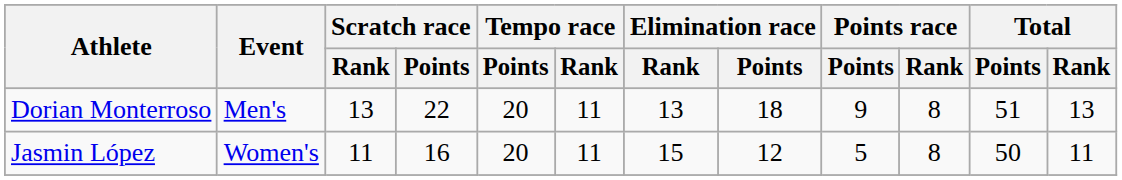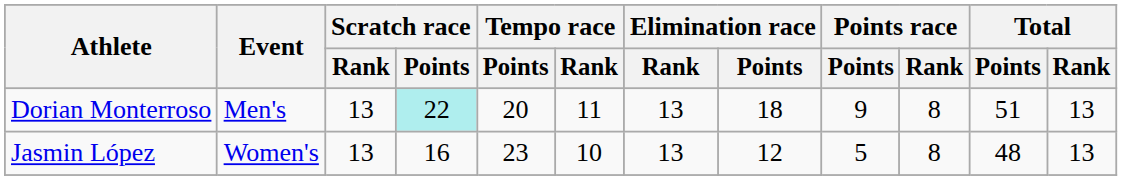(437, 110) no background -> (437, 110) paleturquoise background
(361, 153) 11 -> (361, 153) 13
(516, 153) 20 -> (516, 153) 23
(589, 153) 11 -> (589, 153) 10
(671, 153) 15 -> (671, 153) 13
(1008, 153) 50 -> (1008, 153) 48
(1081, 153) 11 -> (1081, 153) 13
